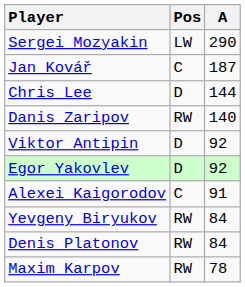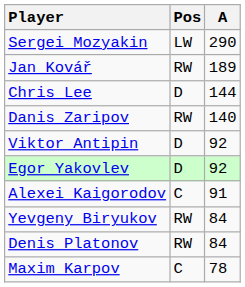(178, 68) C -> (183, 68) RW
(223, 68) 187 -> (223, 68) 189
(183, 269) RW -> (178, 269) C
